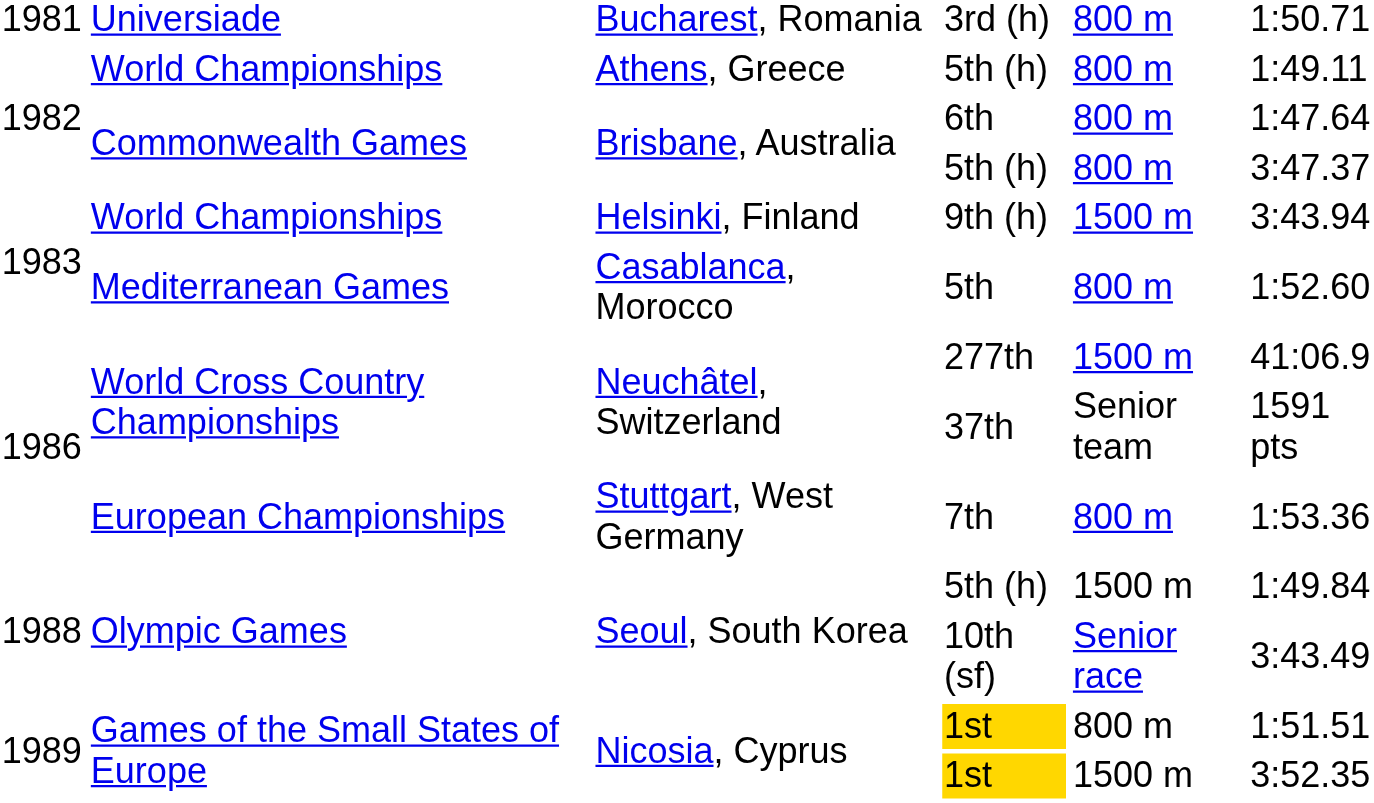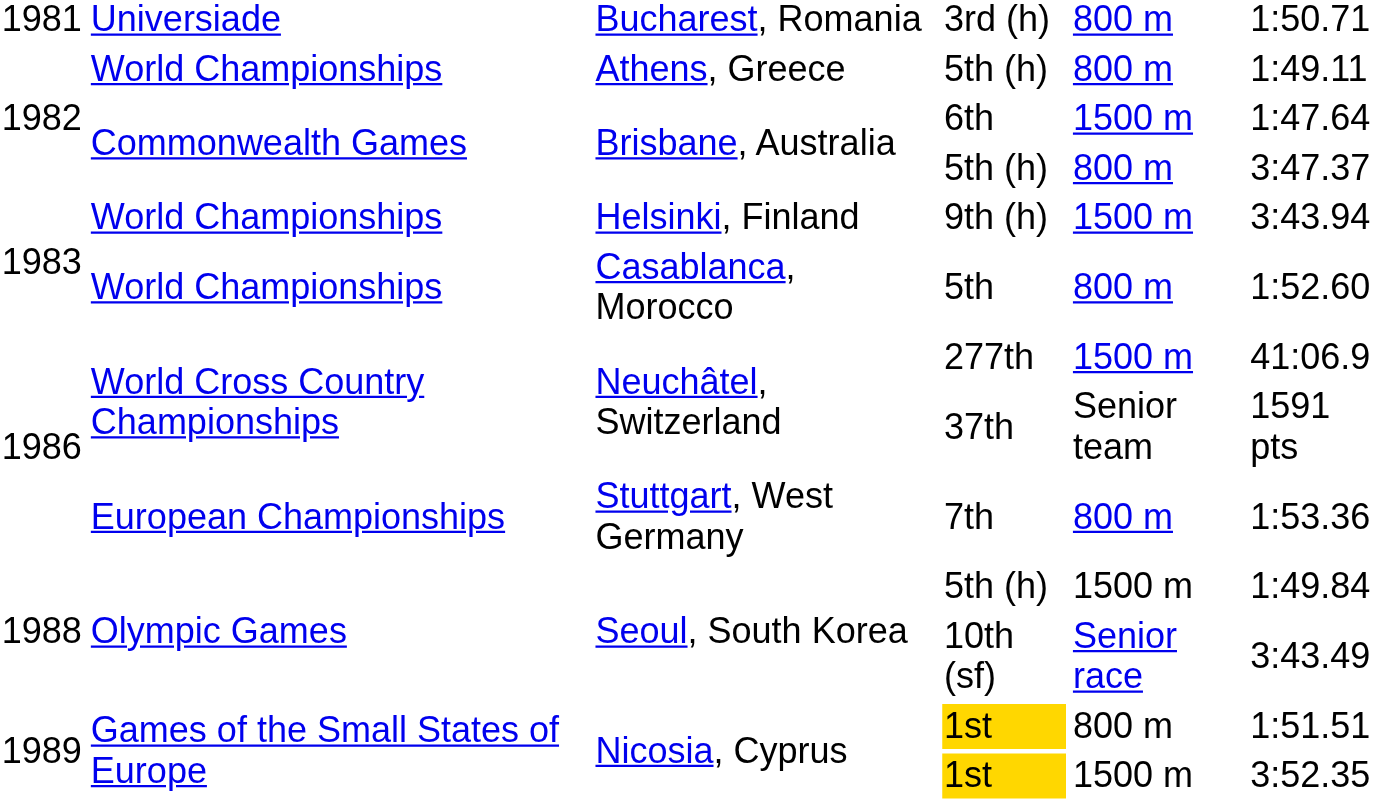(1123, 118) 800 m -> (1133, 118) 1500 m
(270, 287) Mediterranean Games -> (267, 287) World Championships
